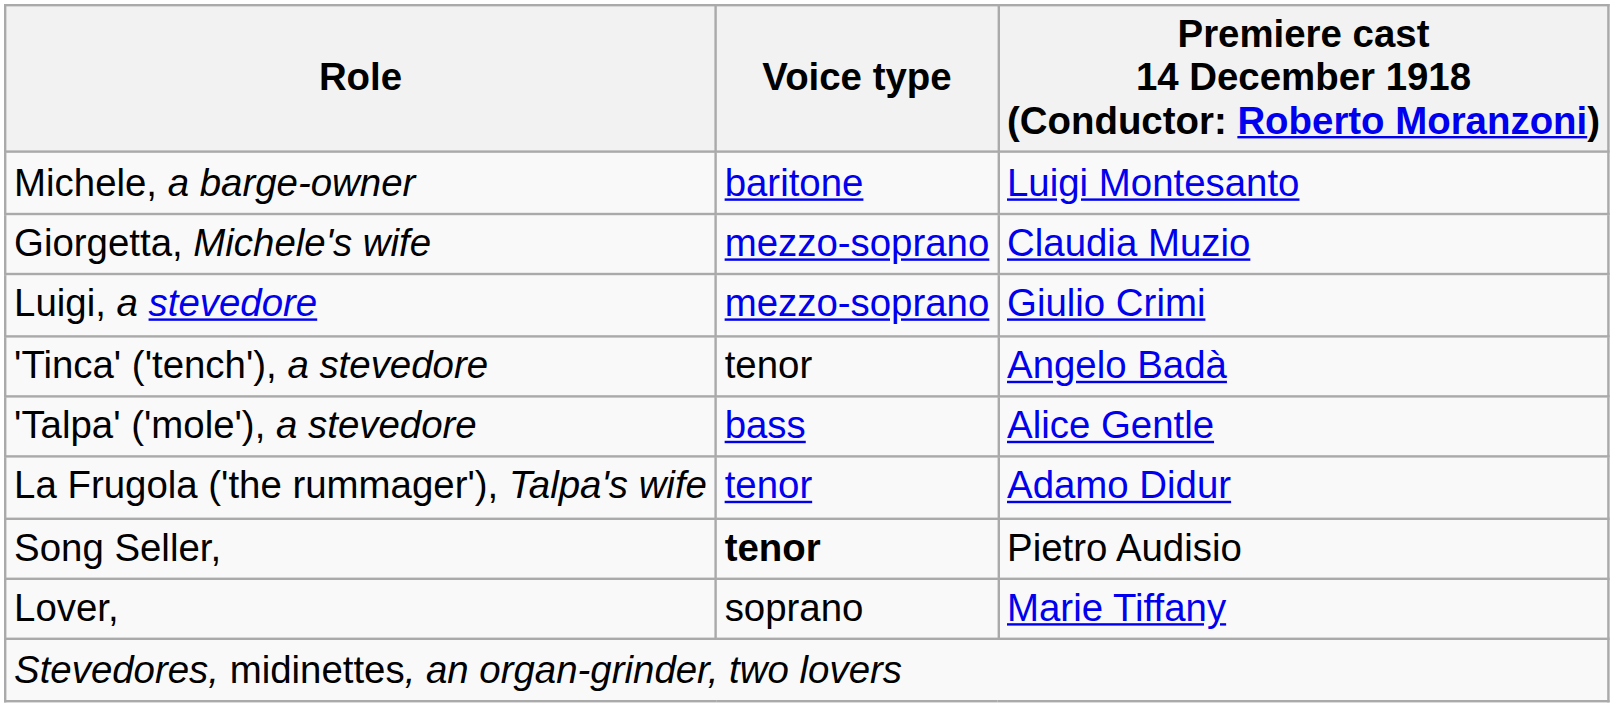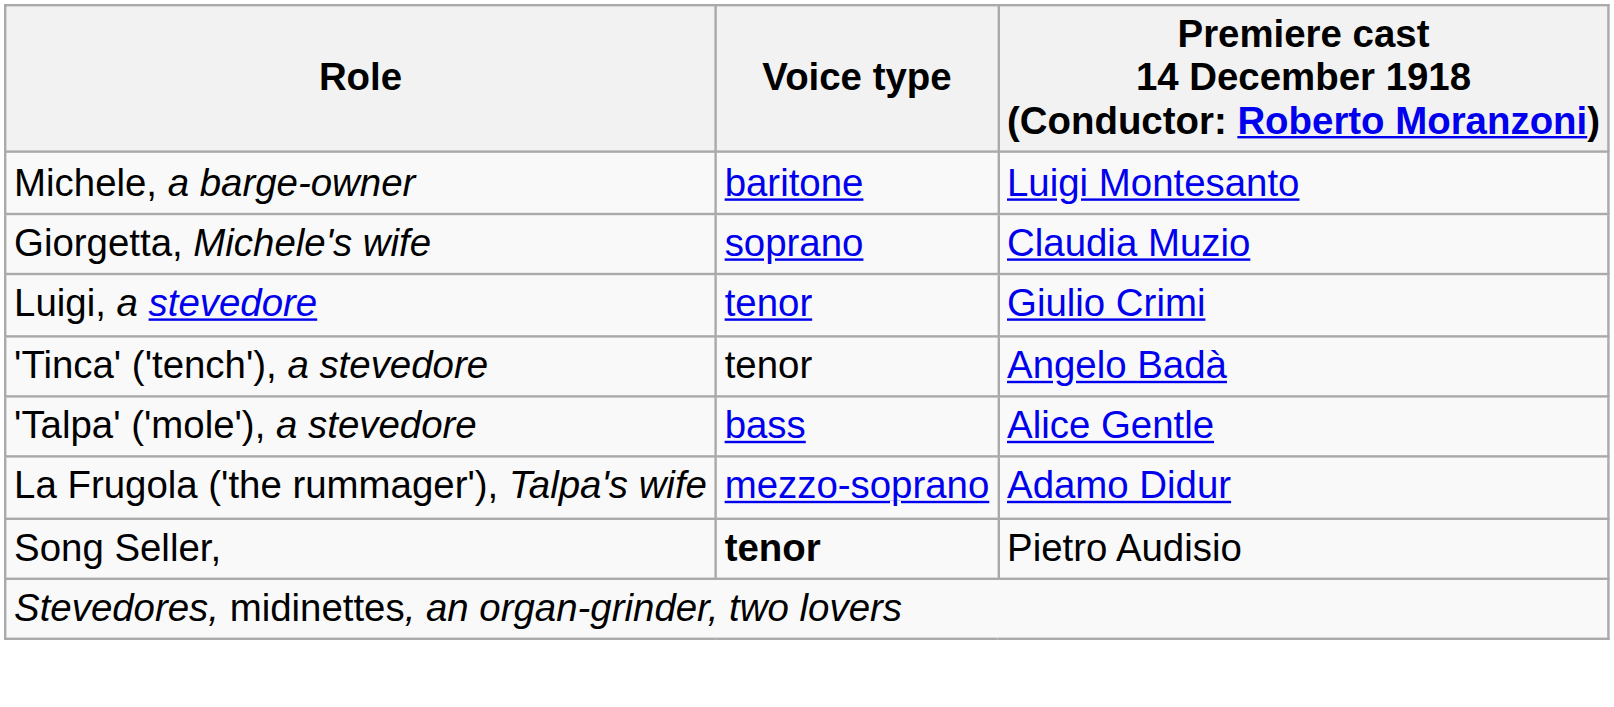(857, 243) mezzo-soprano -> (794, 243) soprano
(857, 304) mezzo-soprano -> (768, 304) tenor
(768, 486) tenor -> (857, 486) mezzo-soprano
- row: (66, 608)
